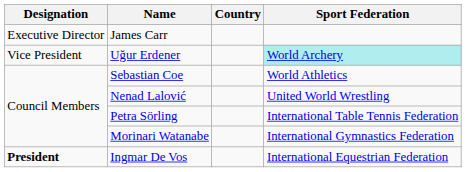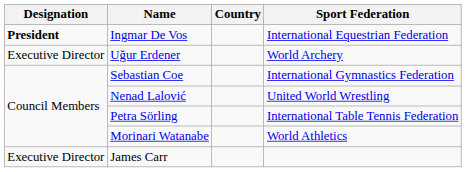rows swapped: (149, 156) <-> (139, 34)
(44, 55) Vice President -> (56, 55) Executive Director
(305, 55) paleturquoise background -> (305, 55) no background
(307, 75) World Athletics -> (360, 75) International Gymnastics Federation
(360, 136) International Gymnastics Federation -> (307, 136) World Athletics
